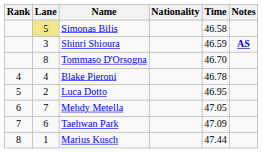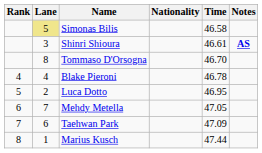(215, 44) 46.59 -> (215, 44) 46.61
